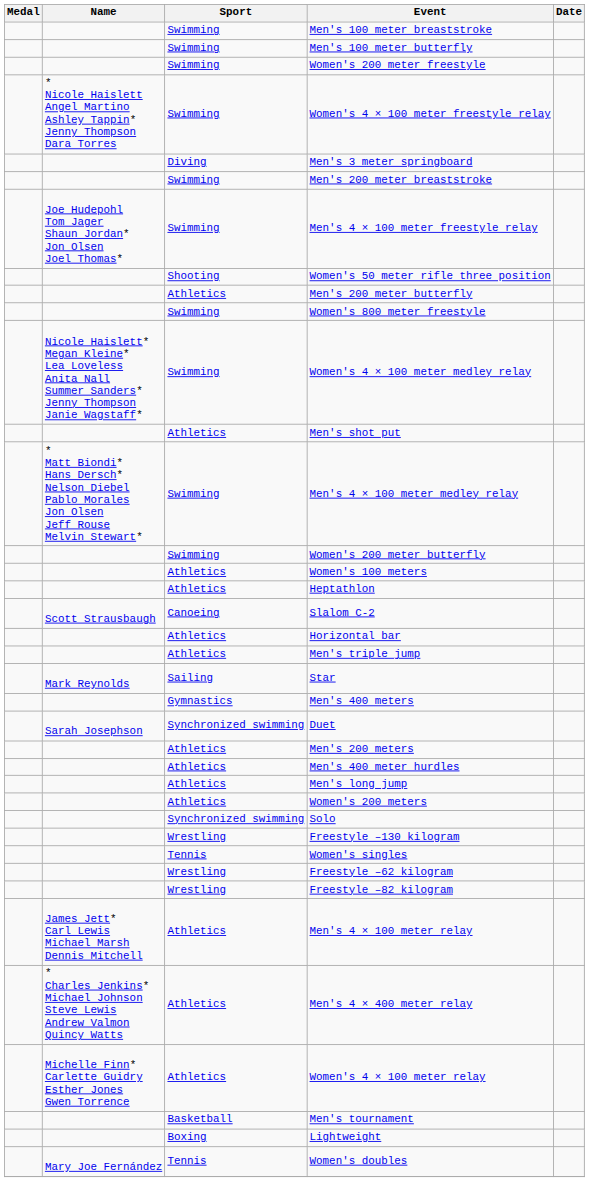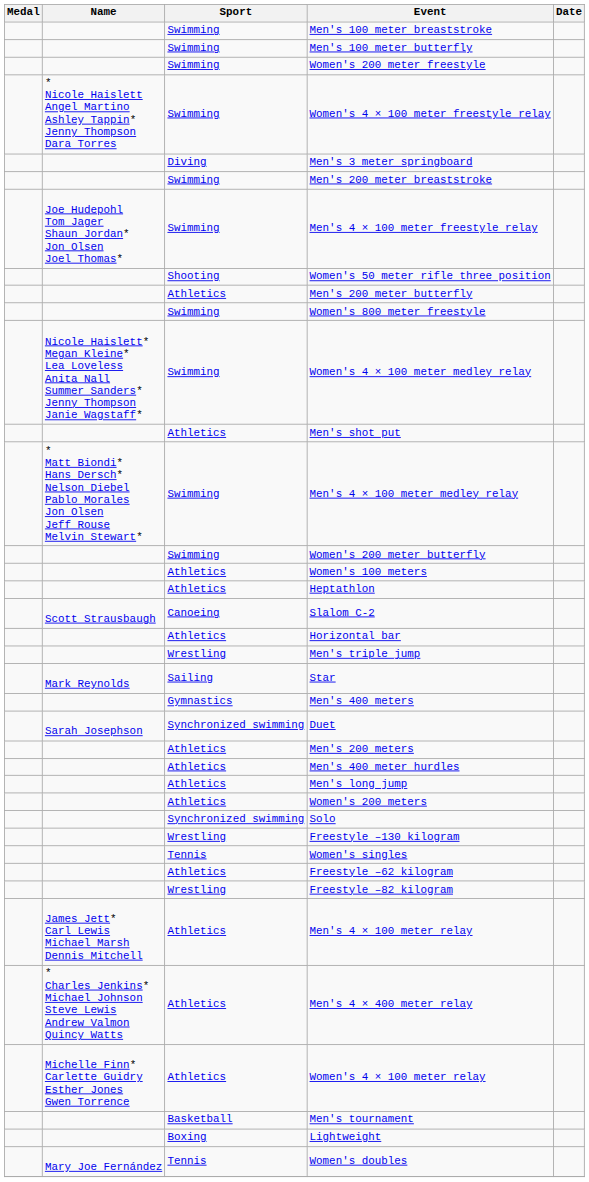(197, 655) Athletics -> (197, 655) Wrestling
(197, 873) Wrestling -> (197, 873) Athletics
